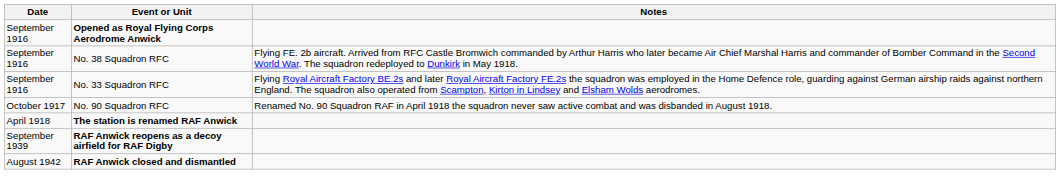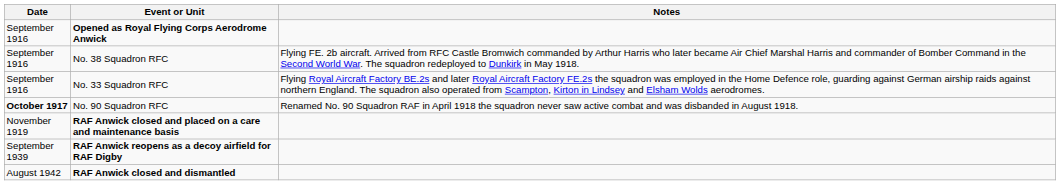(36, 105) normal -> (37, 105) bold
- row: (155, 121)
+ row: (167, 126)
